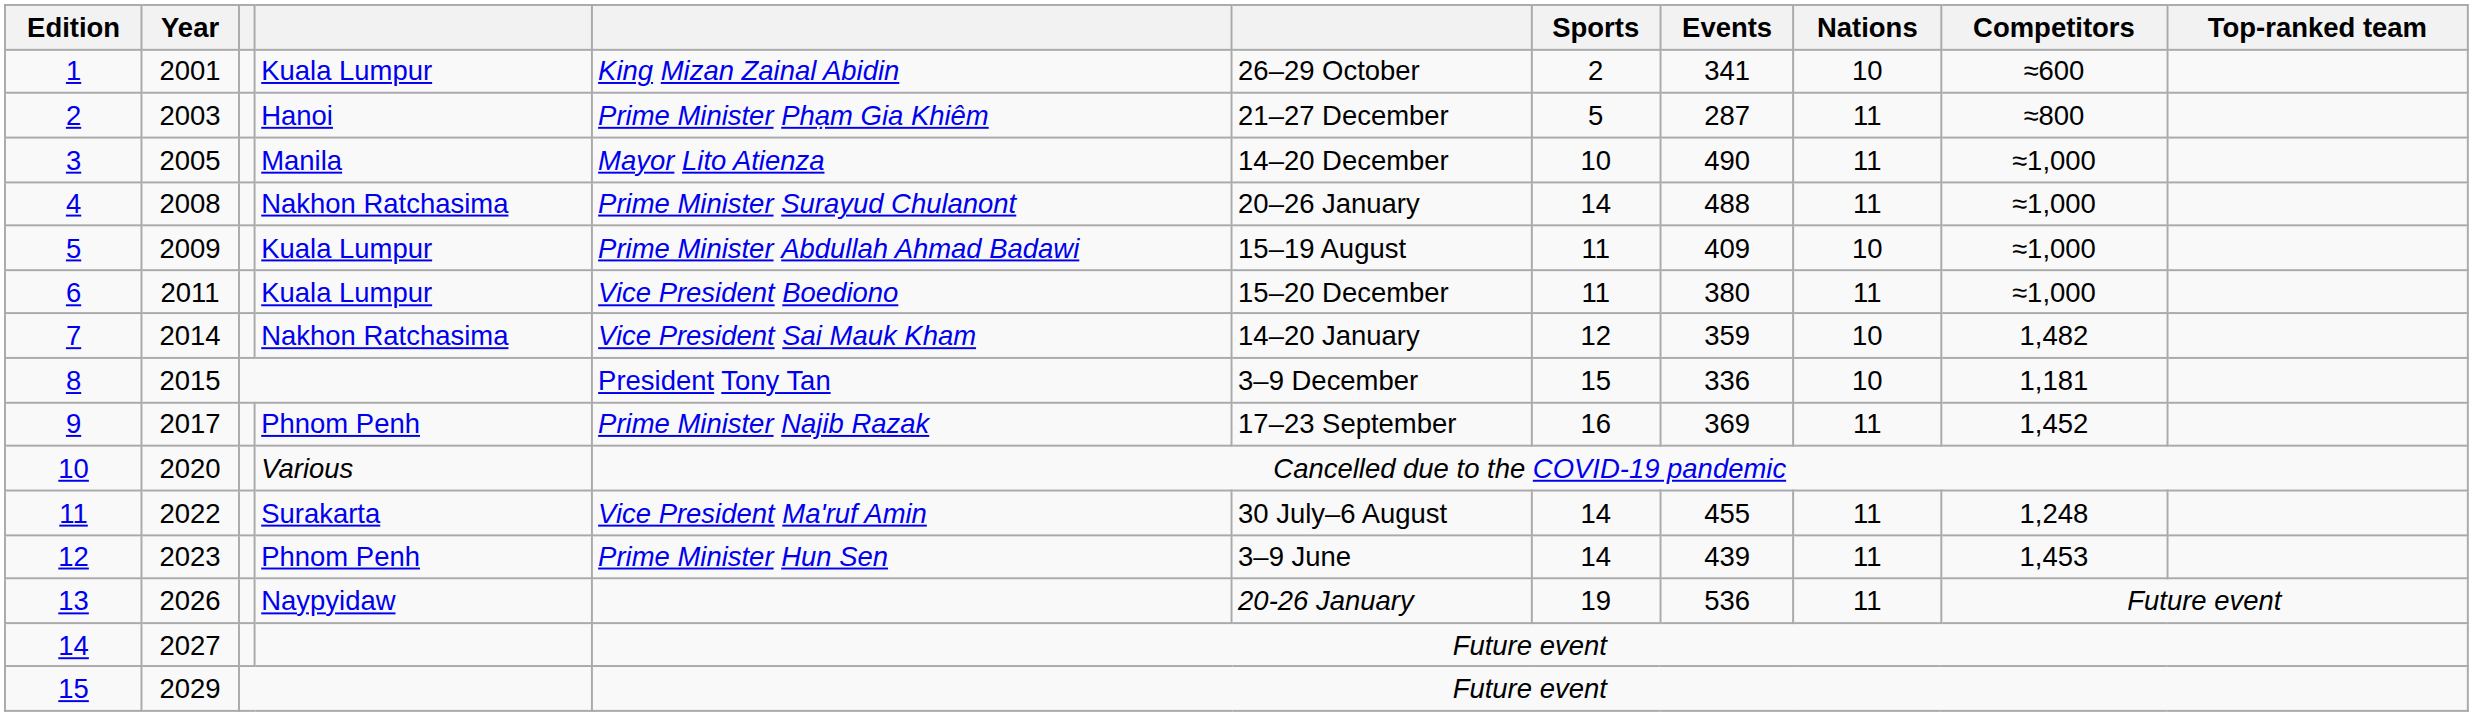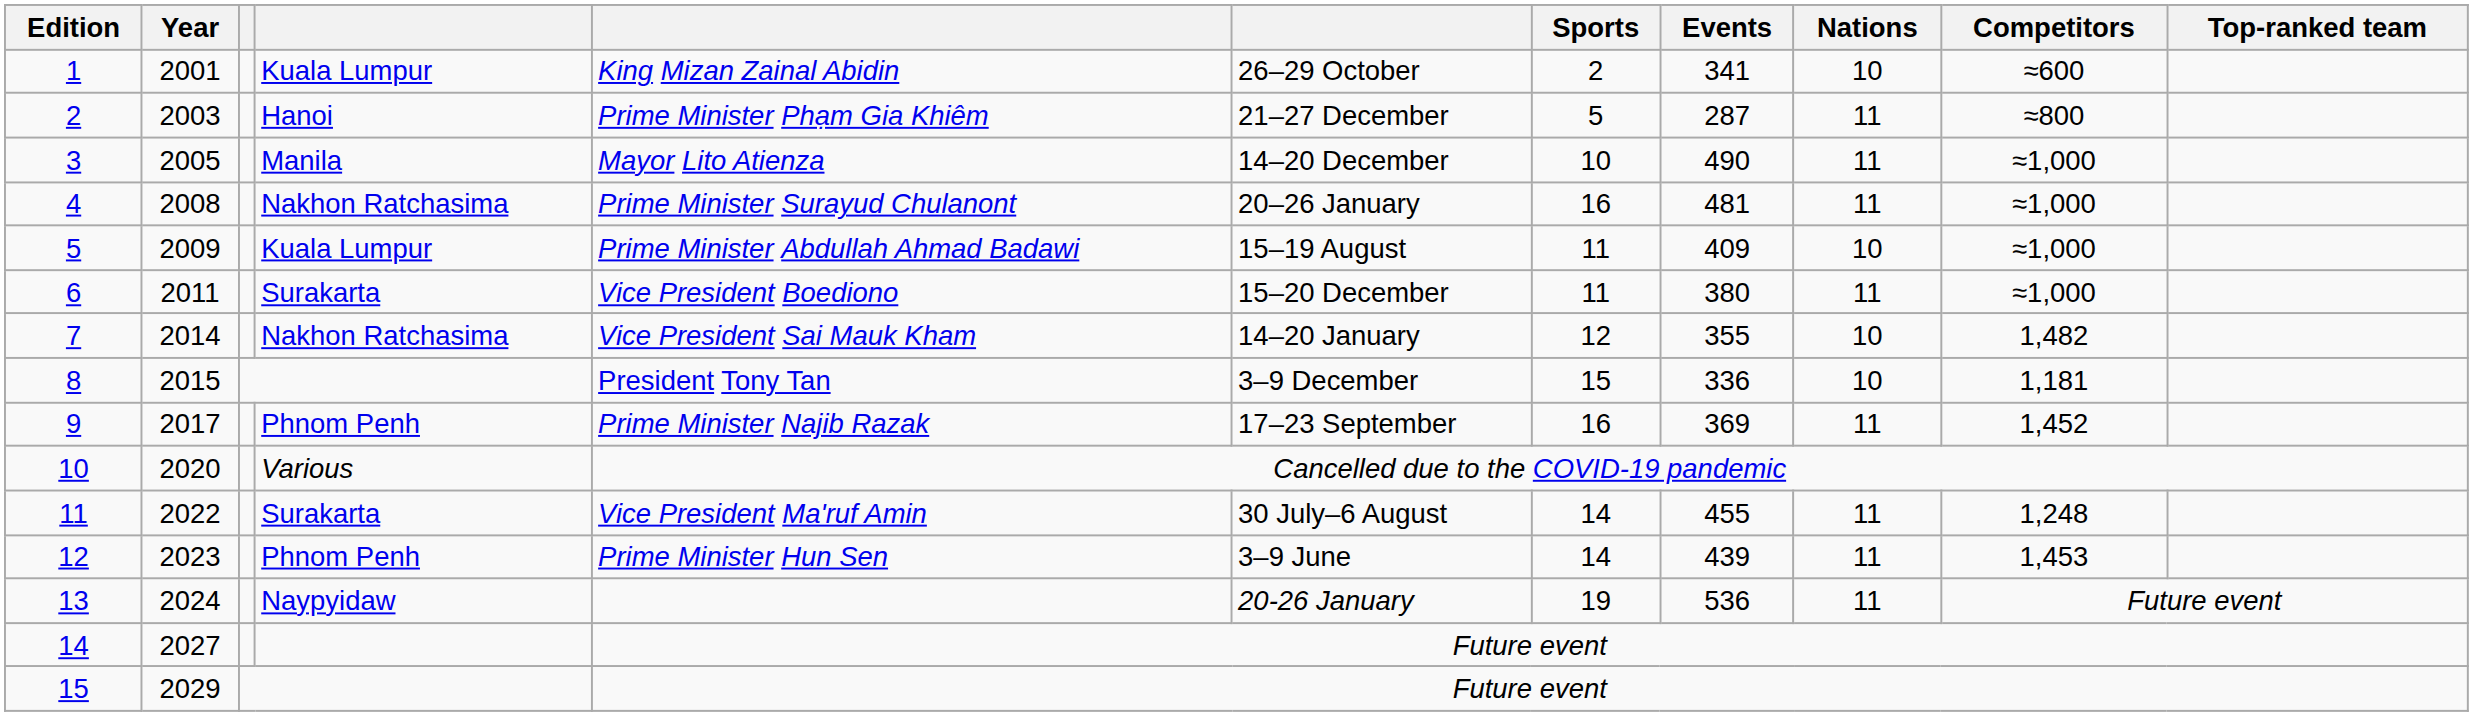(1596, 204) 14 -> (1596, 204) 16
(1727, 204) 488 -> (1727, 204) 481
(347, 292) Kuala Lumpur -> (321, 292) Surakarta
(1727, 336) 359 -> (1727, 336) 355
(190, 601) 2026 -> (190, 601) 2024
